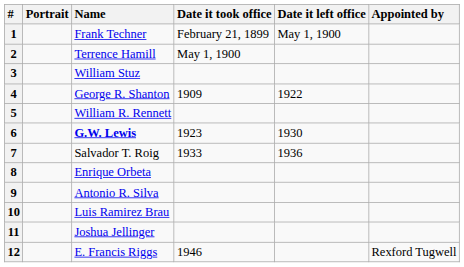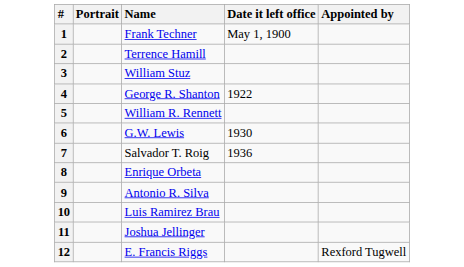- column: (224, 14)
(105, 133) bold -> (154, 133) normal
